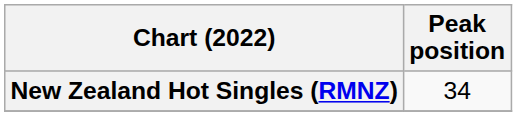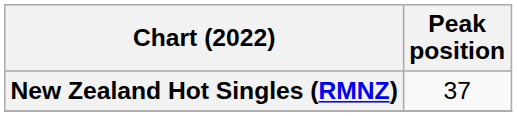(457, 90) 34 -> (457, 90) 37
